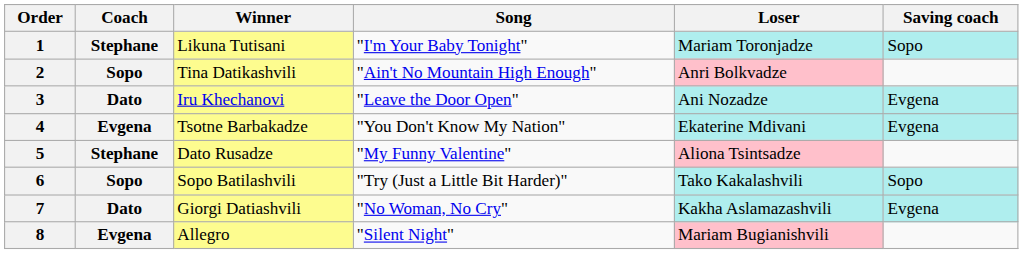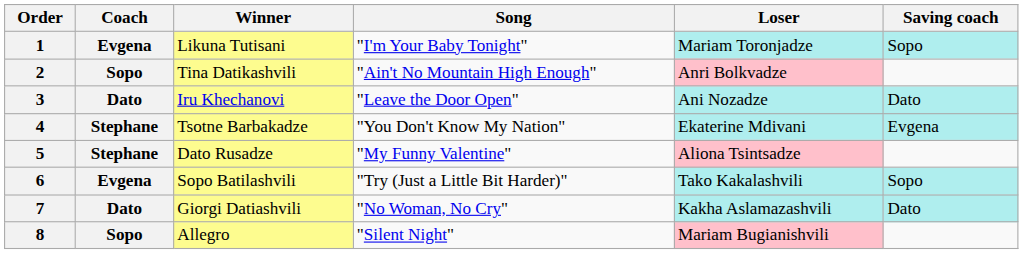(124, 45) Stephane -> (124, 45) Evgena
(913, 99) Evgena -> (904, 99) Dato
(124, 126) Evgena -> (124, 126) Stephane
(124, 180) Sopo -> (124, 180) Evgena
(913, 208) Evgena -> (904, 208) Dato
(124, 235) Evgena -> (124, 235) Sopo
